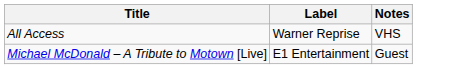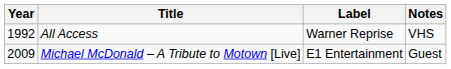+ column: (21, 14)
